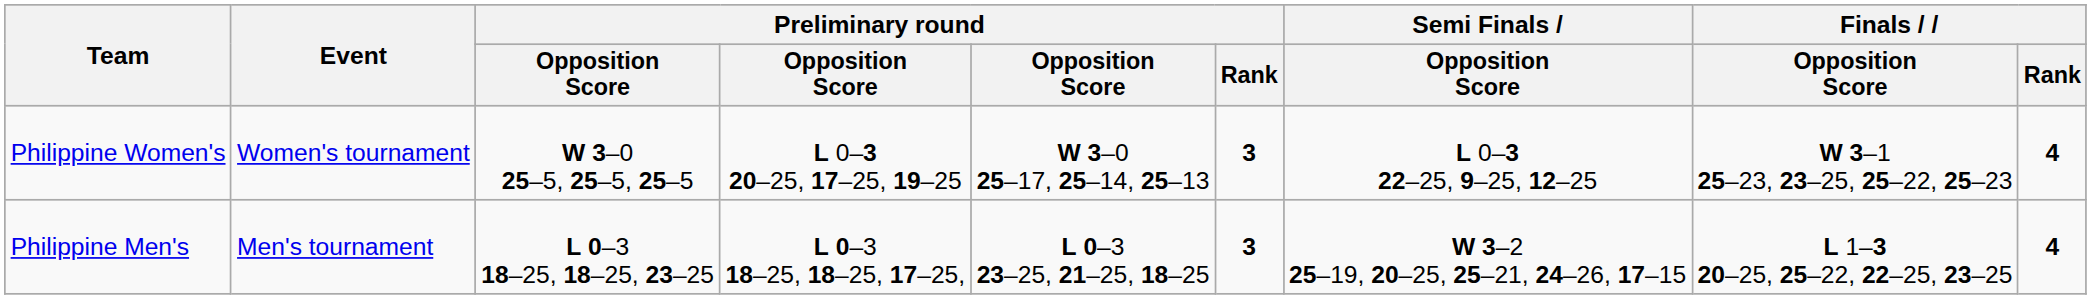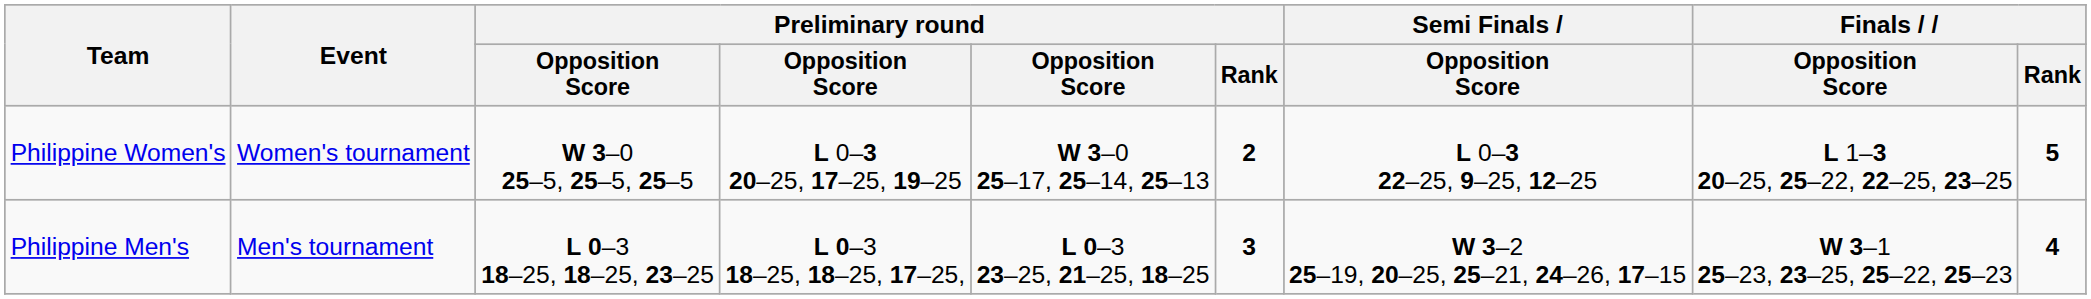(1249, 153) 3 -> (1249, 153) 2
(1855, 167) W 3–1 25–23, 23–25, 25–22, 25–23 -> (1855, 167) L 1–3 20–25, 25–22, 22–25, 23–25
(2052, 153) 4 -> (2052, 153) 5
(1855, 261) L 1–3 20–25, 25–22, 22–25, 23–25 -> (1855, 261) W 3–1 25–23, 23–25, 25–22, 25–23
